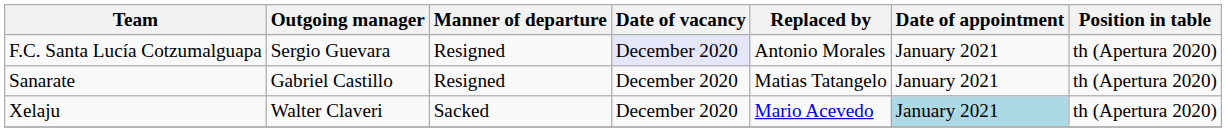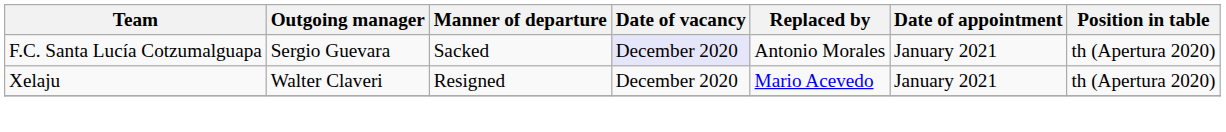(469, 50) Resigned -> (461, 50) Sacked
- row: (42, 80)
(461, 111) Sacked -> (469, 80) Resigned
(947, 111) lightblue background -> (946, 80) no background
